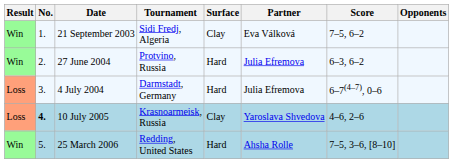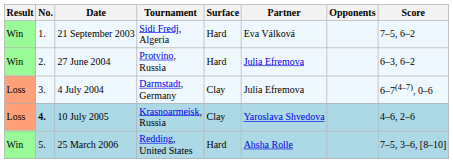columns swapped: (423, 12) <-> (362, 12)
(216, 33) Clay -> (216, 33) Hard
(216, 89) Hard -> (216, 89) Clay
